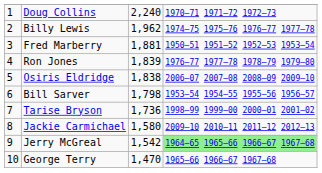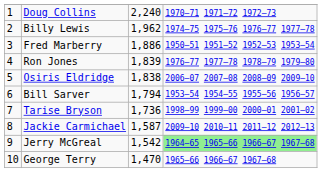(146, 45) 1,881 -> (146, 45) 1,886
(146, 94) 1,798 -> (146, 94) 1,794
(146, 127) 1,580 -> (146, 127) 1,587
